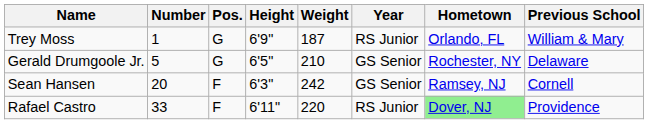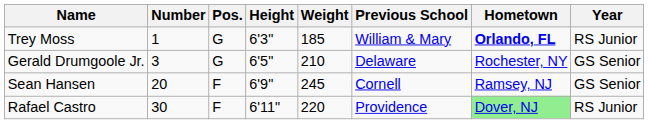columns swapped: (388, 15) <-> (584, 15)
(261, 38) 6'9" -> (261, 38) 6'3"
(313, 38) 187 -> (313, 38) 185
(466, 38) normal -> (515, 38) bold
(155, 61) 5 -> (155, 61) 3
(261, 84) 6'3" -> (261, 84) 6'9"
(313, 84) 242 -> (313, 84) 245
(159, 107) 33 -> (159, 107) 30
